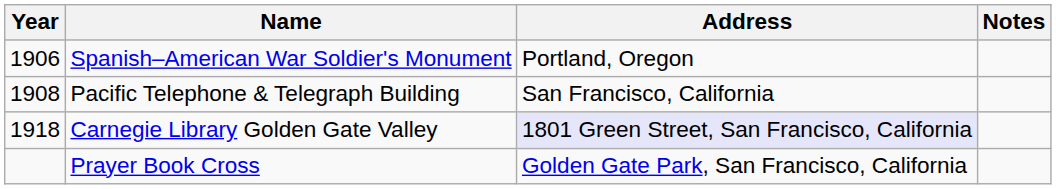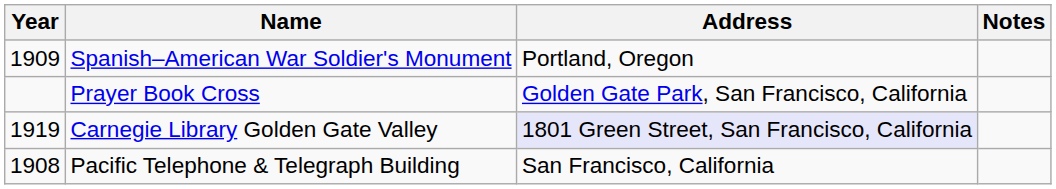(35, 58) 1906 -> (35, 58) 1909
rows swapped: (265, 93) <-> (165, 165)
(35, 129) 1918 -> (35, 129) 1919
